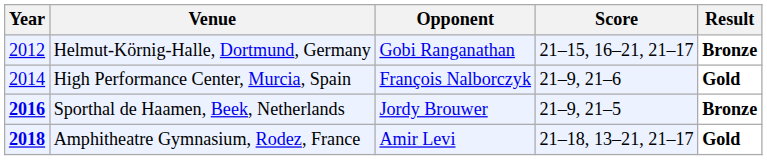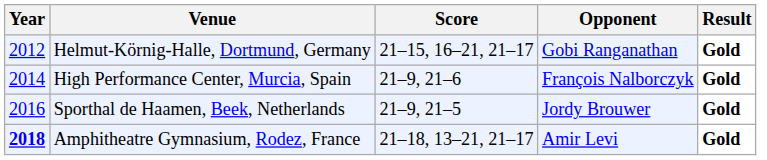columns swapped: (455, 19) <-> (617, 19)
(730, 49) Bronze -> (721, 49) Gold
(27, 109) bold -> (27, 109) normal
(730, 109) Bronze -> (721, 109) Gold
